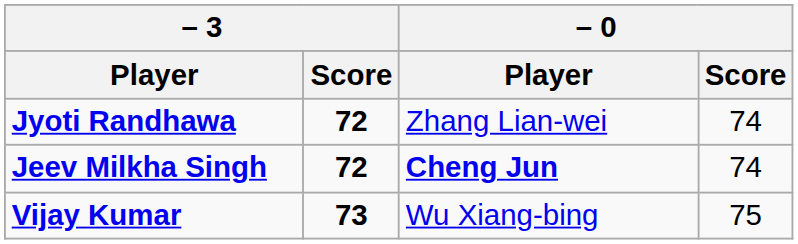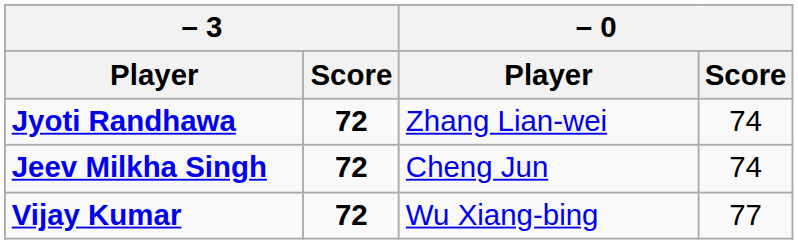(482, 167) bold -> (477, 167) normal
(351, 214) 73 -> (351, 214) 72
(746, 214) 75 -> (746, 214) 77
